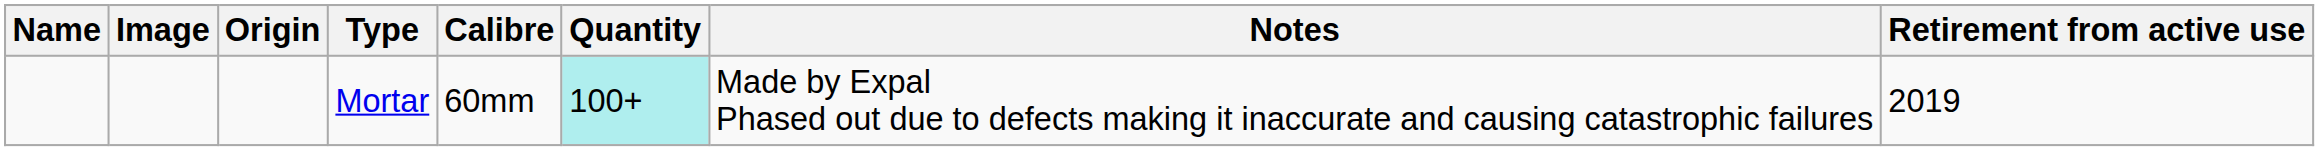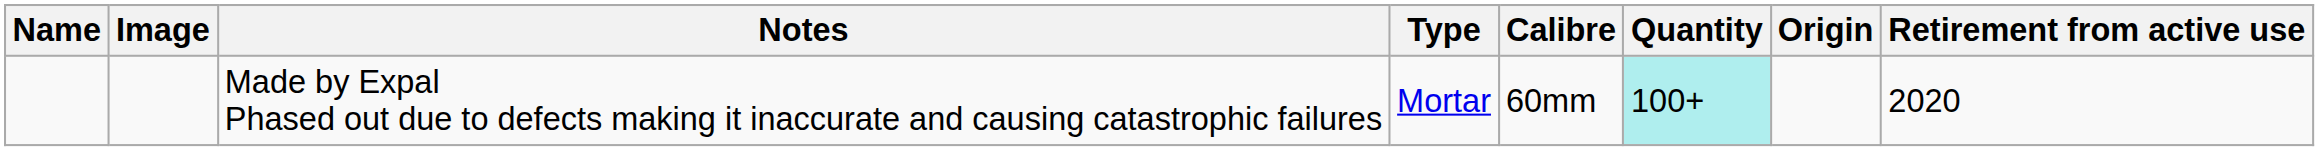columns swapped: (273, 30) <-> (1295, 30)
(1924, 100) 2019 -> (1924, 100) 2020
